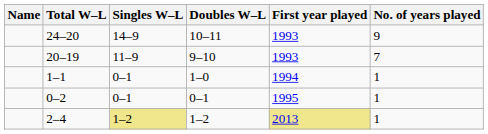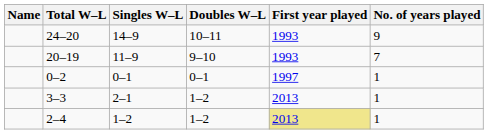- row: (56, 77)
(285, 98) 1995 -> (285, 77) 1997
+ row: (56, 98)
(122, 118) khaki background -> (122, 118) no background
